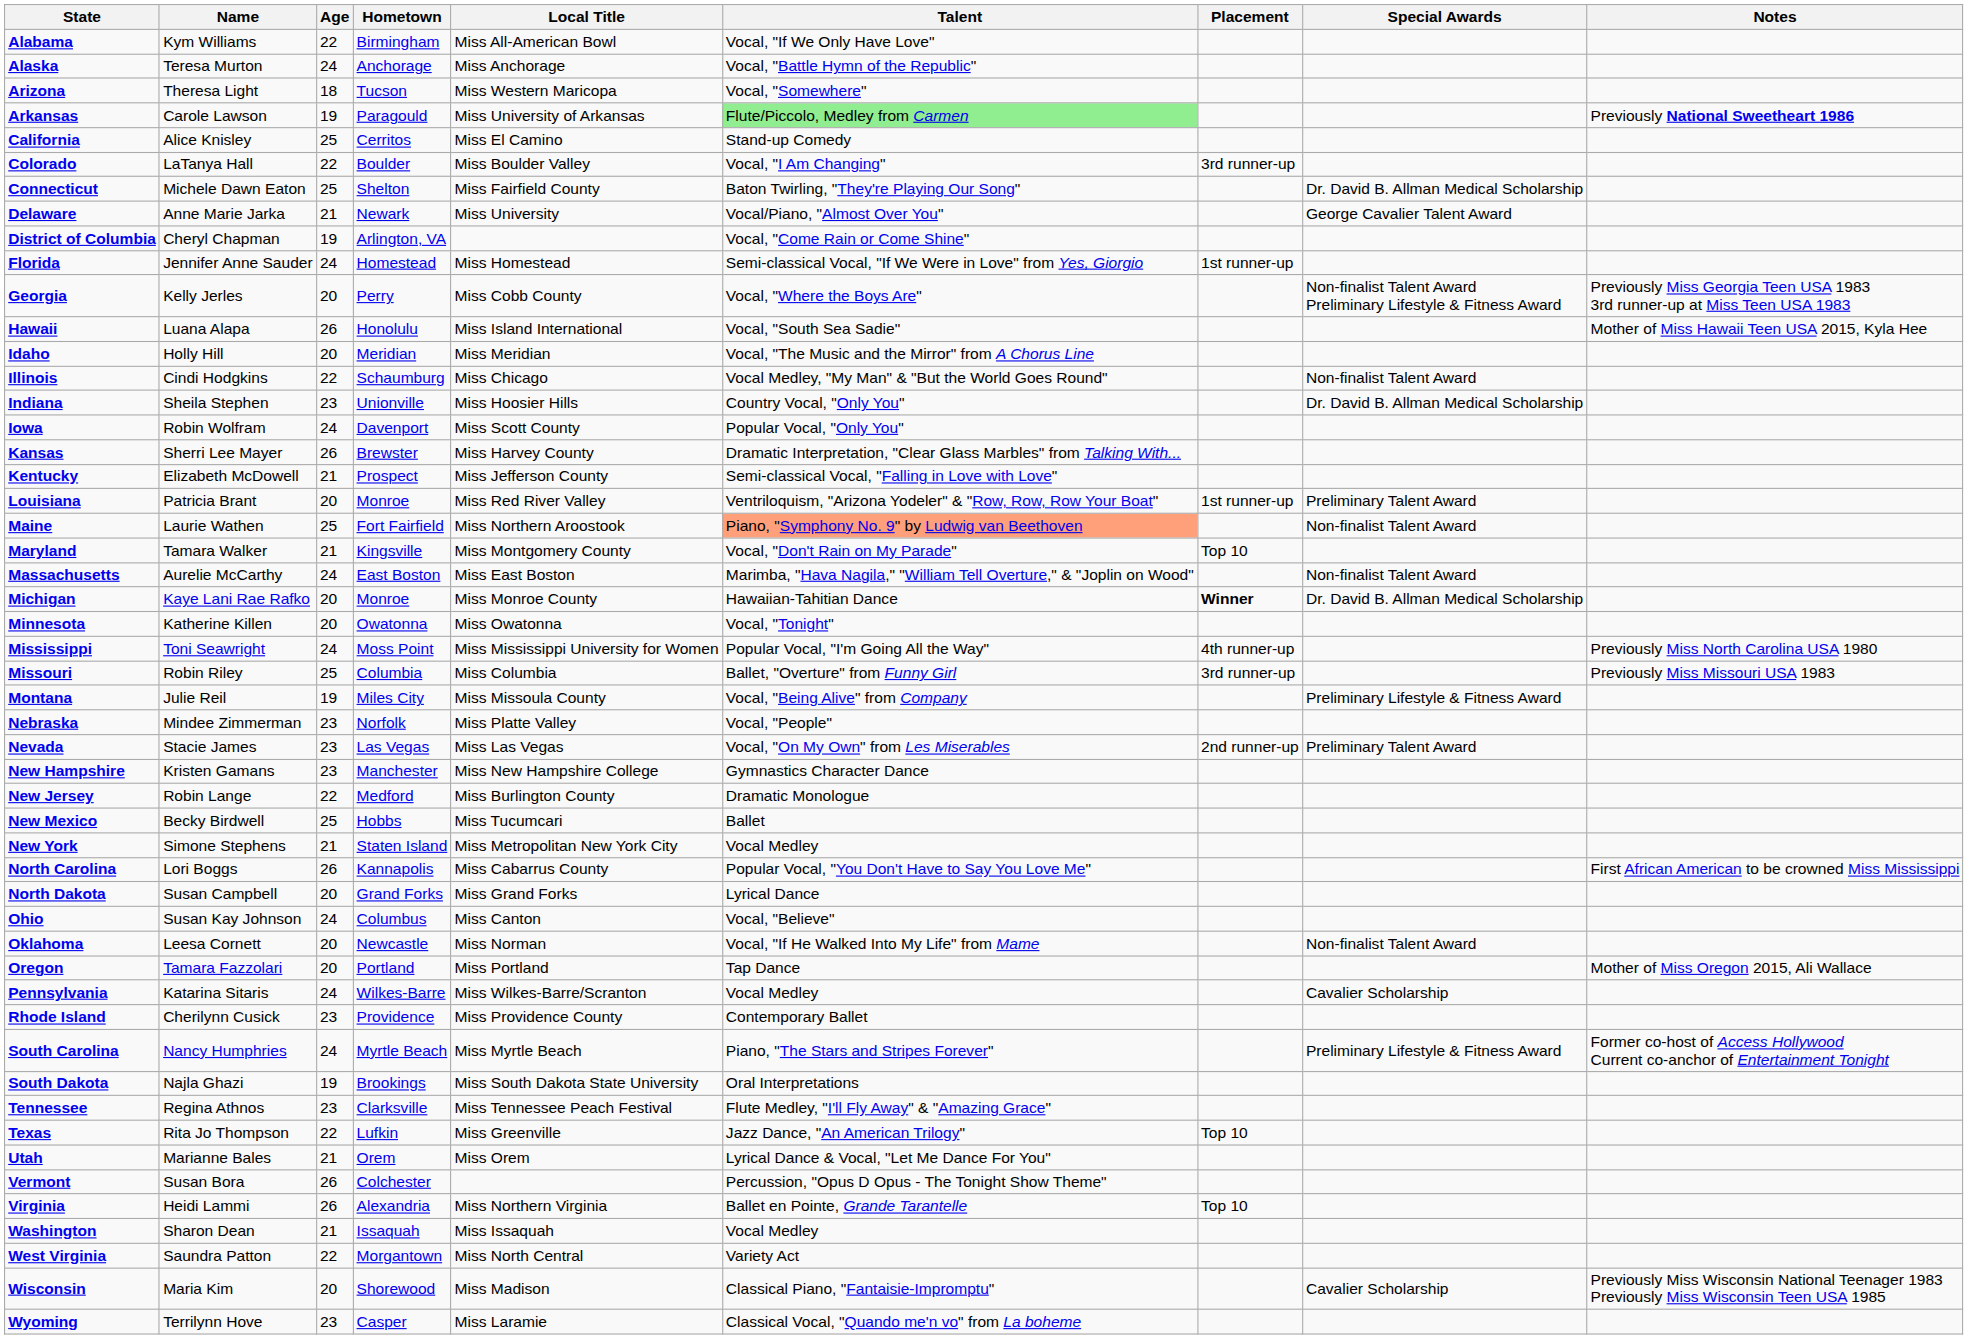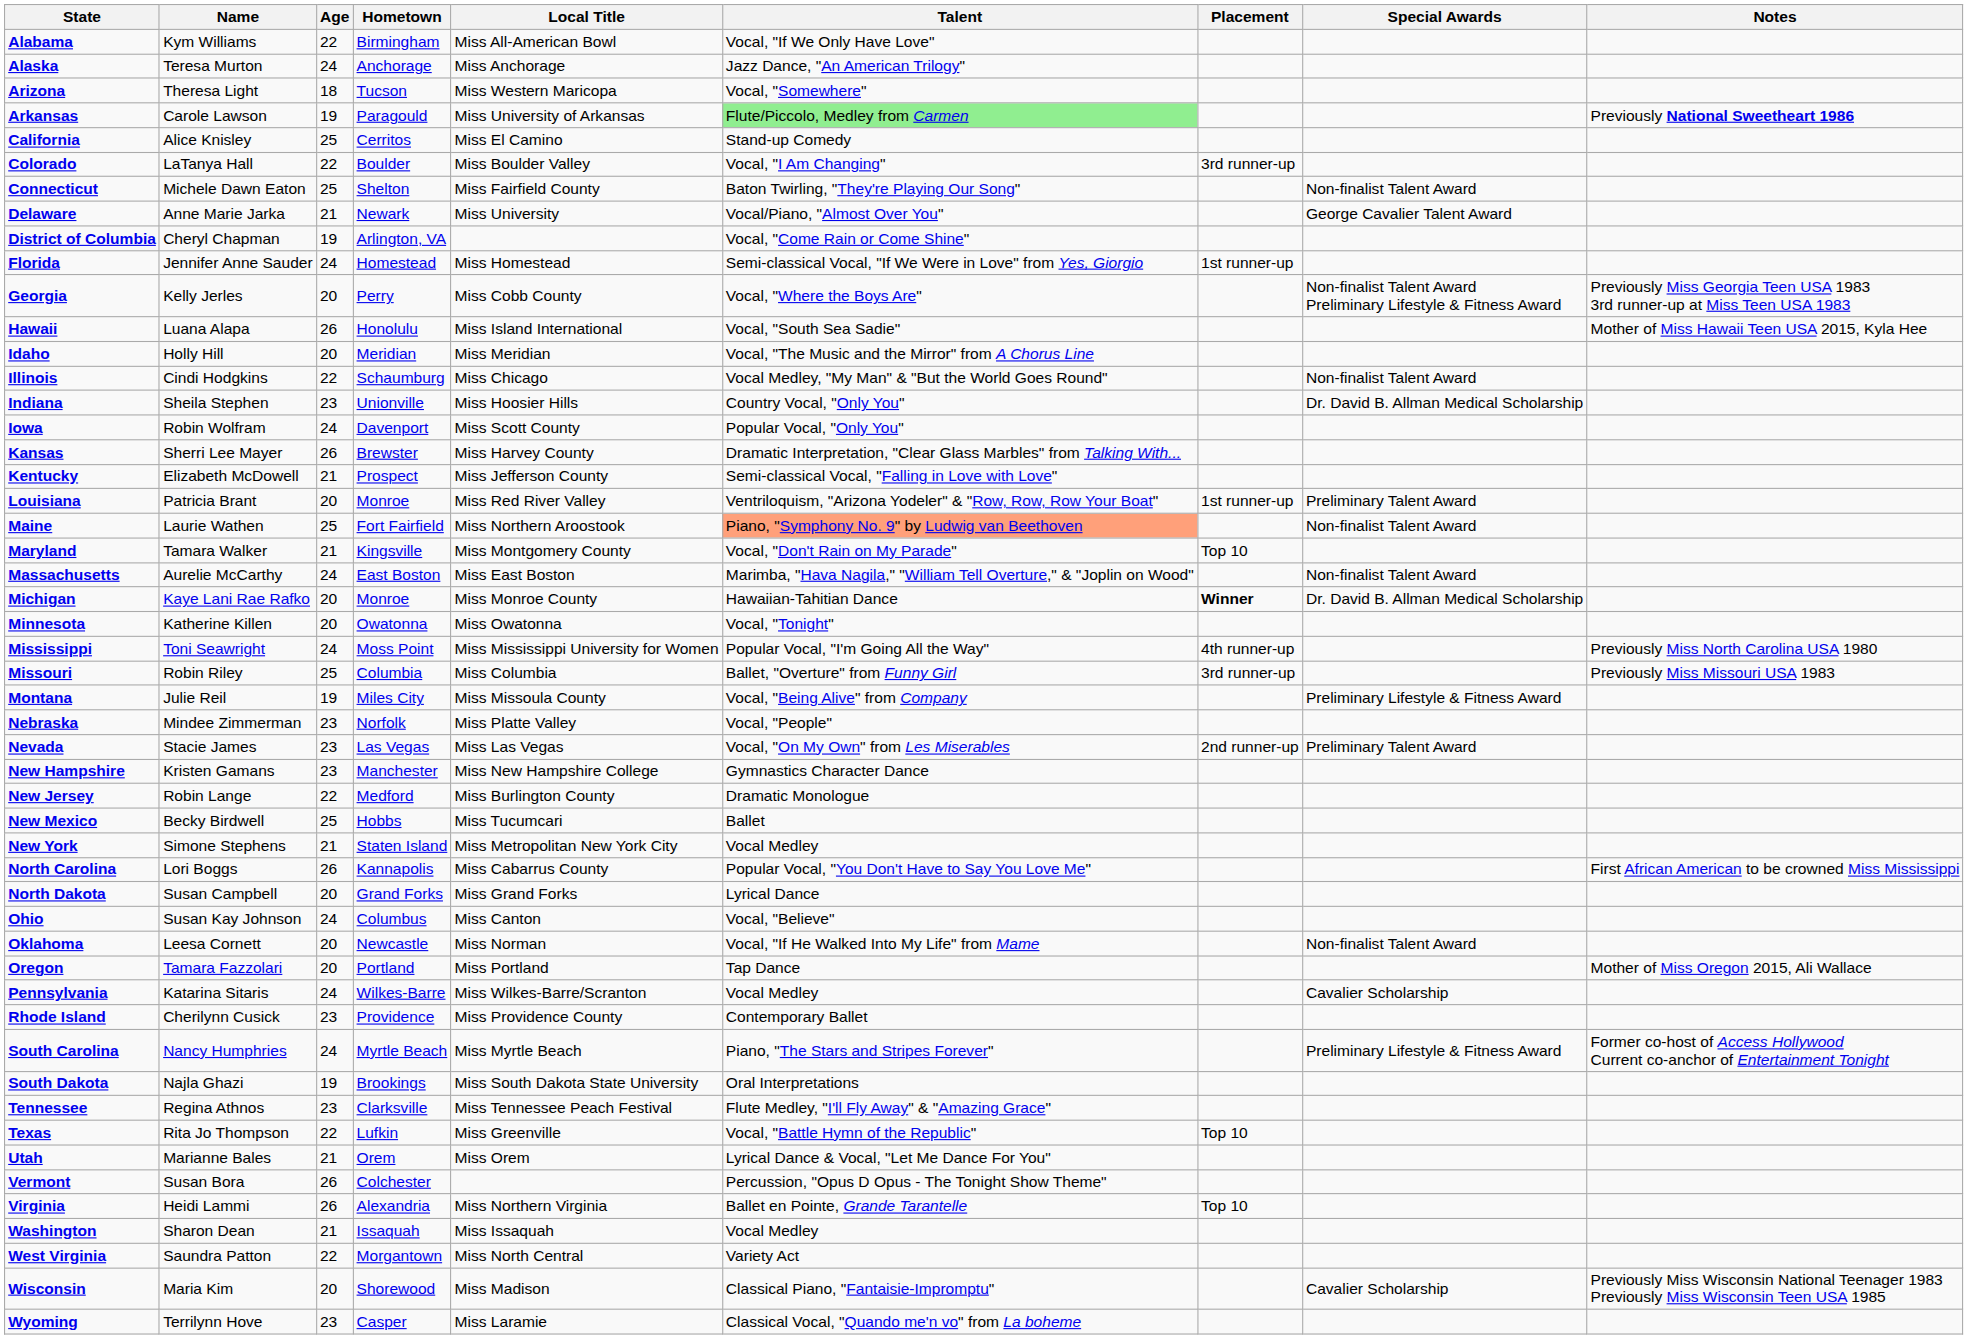(851, 66) Vocal, "Battle Hymn of the Republic" -> (845, 66) Jazz Dance, "An American Trilogy"
(1445, 189) Dr. David B. Allman Medical Scholarship -> (1391, 189) Non-finalist Talent Award
(845, 1133) Jazz Dance, "An American Trilogy" -> (851, 1133) Vocal, "Battle Hymn of the Republic"
